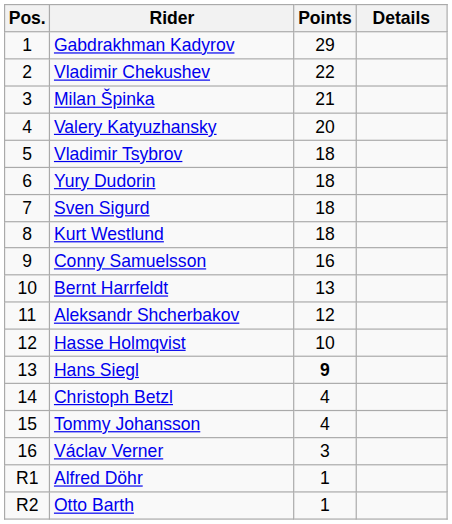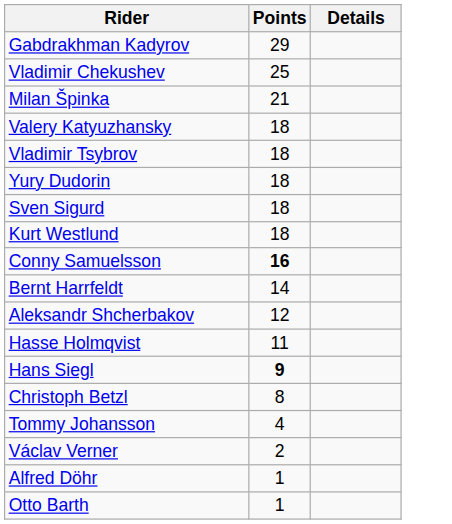- column: (27, 18)
(325, 72) 22 -> (280, 72) 25
(325, 126) 20 -> (280, 126) 18
(325, 262) normal -> (280, 262) bold
(325, 289) 13 -> (280, 289) 14
(325, 343) 10 -> (280, 343) 11
(325, 397) 4 -> (280, 397) 8
(325, 451) 3 -> (280, 451) 2
